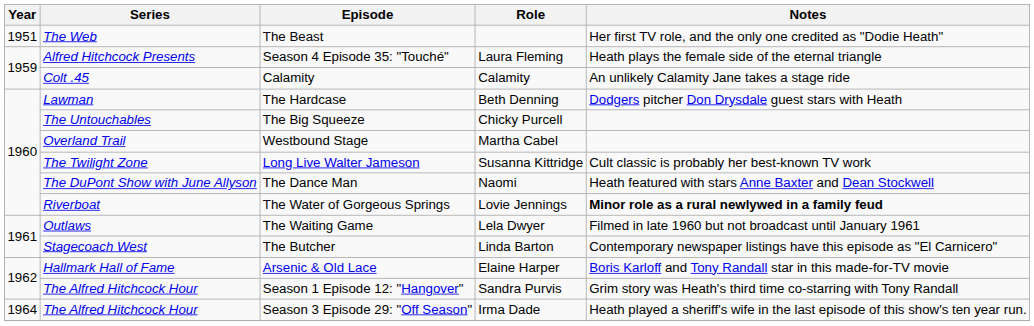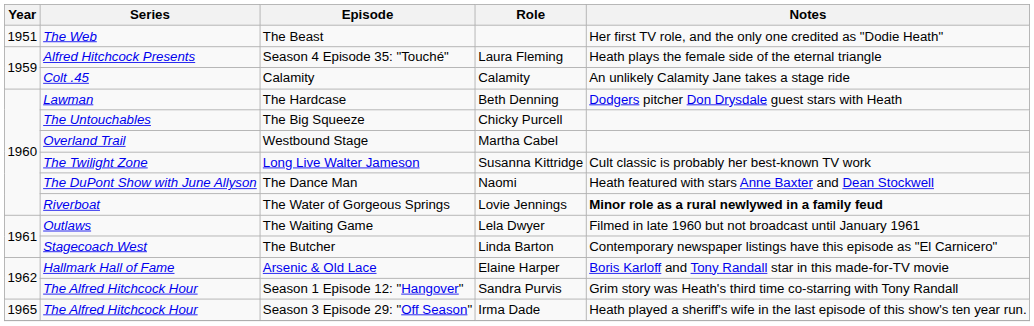(22, 309) 1964 -> (22, 309) 1965
